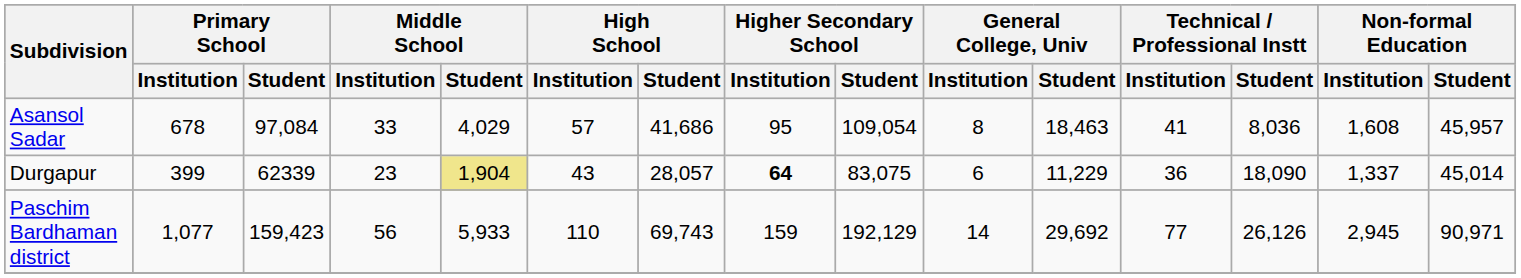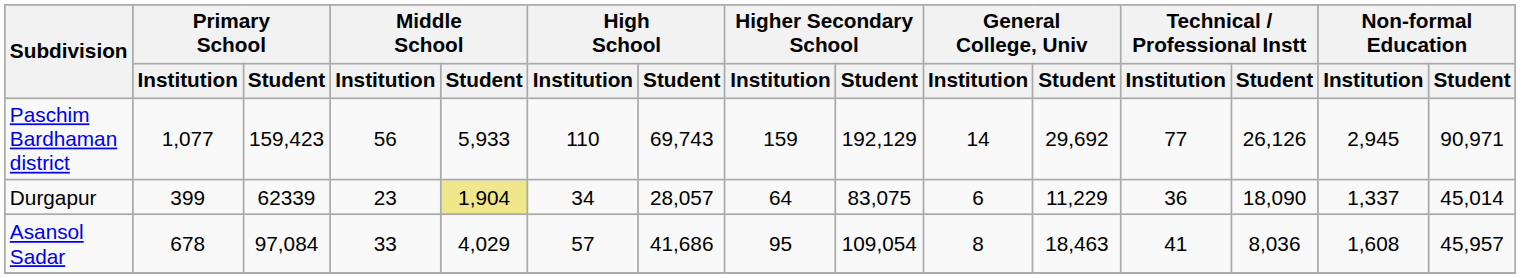rows swapped: (47, 127) <-> (64, 232)
(583, 173) 43 -> (583, 197) 34
(780, 173) bold -> (780, 197) normal
